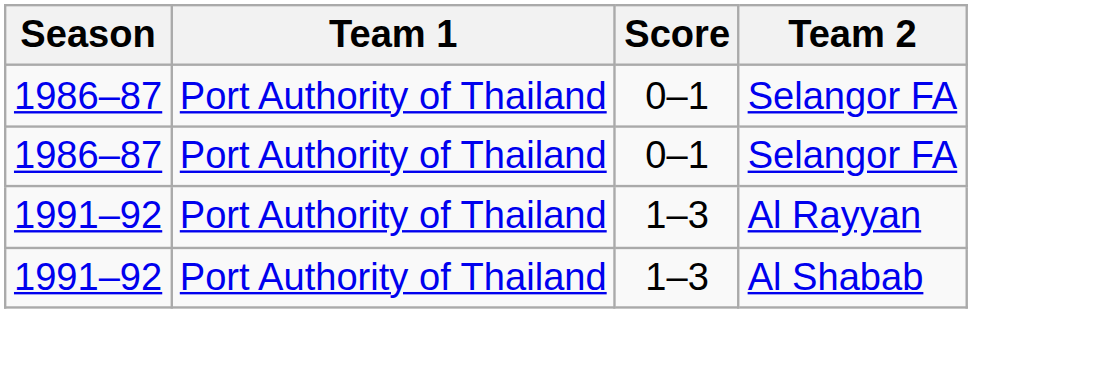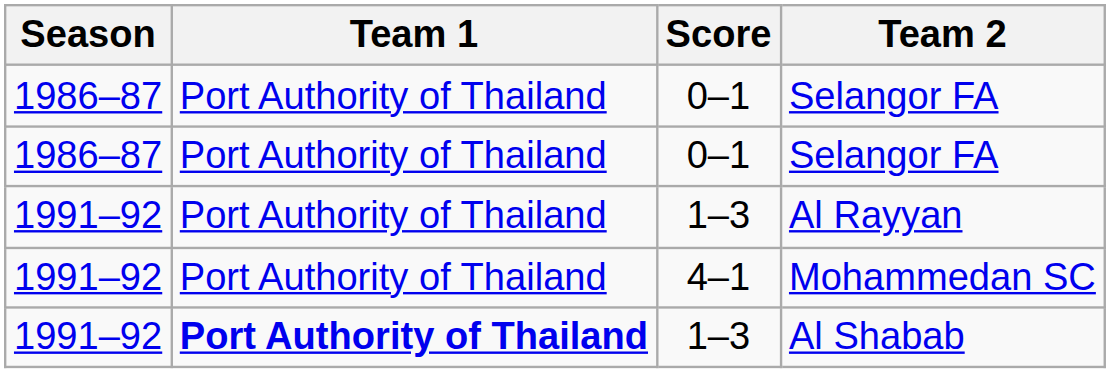+ row: (718, 276)
(393, 276) normal -> (414, 336) bold
